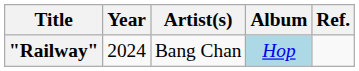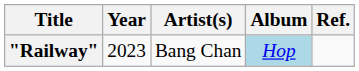(127, 50) 2024 -> (127, 50) 2023
